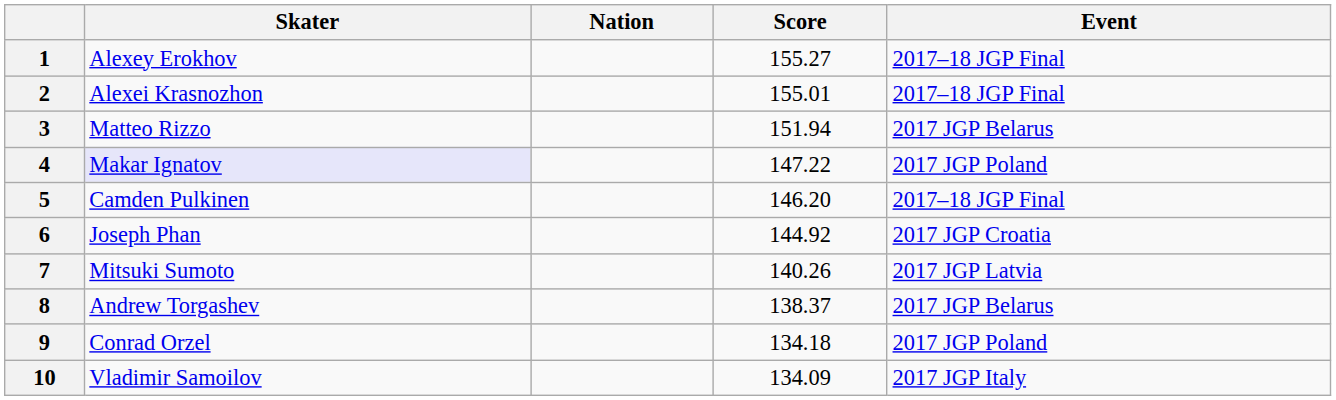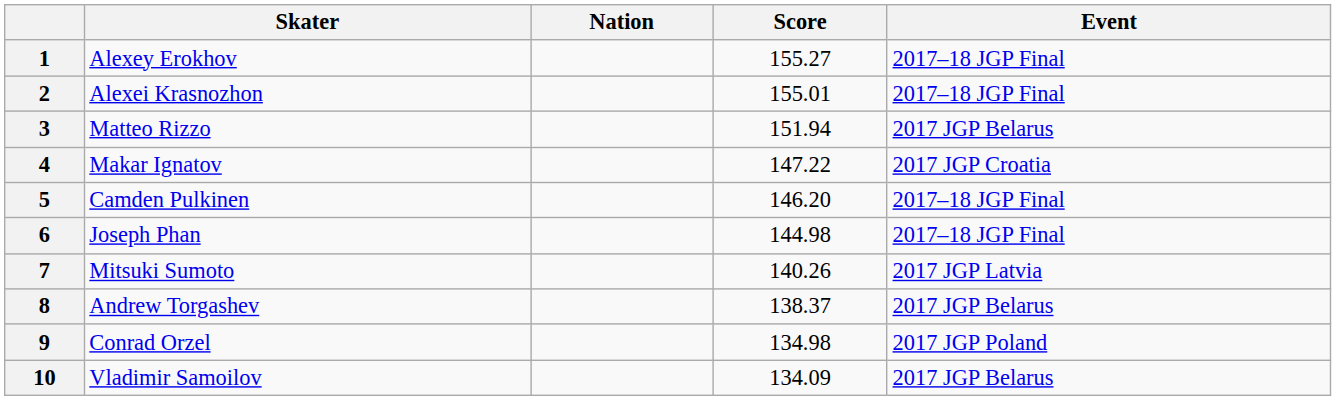(156, 164) lavender background -> (156, 164) no background
(970, 164) 2017 JGP Poland -> (972, 164) 2017 JGP Croatia
(800, 235) 144.92 -> (800, 235) 144.98
(972, 235) 2017 JGP Croatia -> (979, 235) 2017–18 JGP Final
(800, 341) 134.18 -> (800, 341) 134.98
(959, 377) 2017 JGP Italy -> (973, 377) 2017 JGP Belarus
